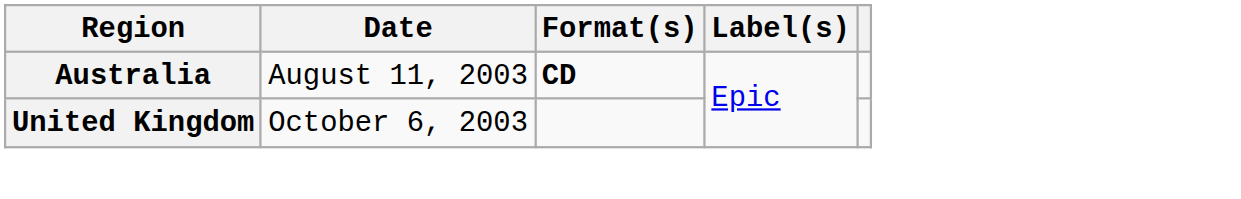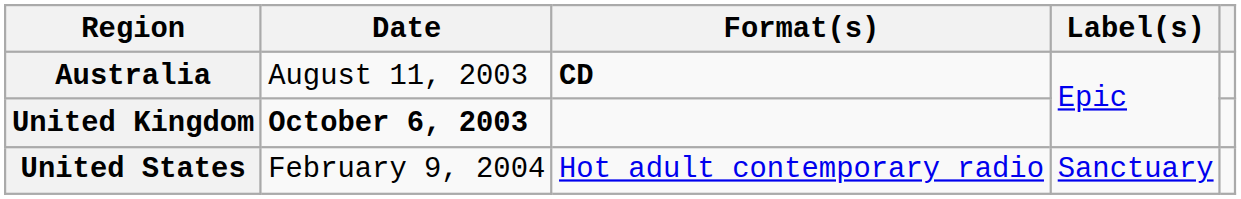(398, 123) normal -> (398, 123) bold
+ row: (133, 170)
